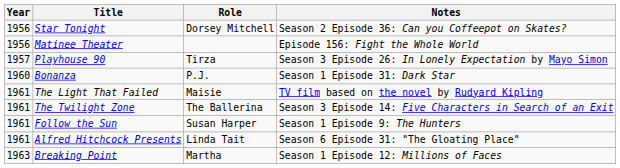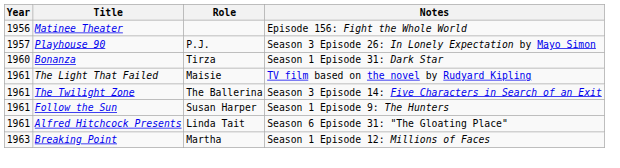- row: (70, 28)
(201, 60) Tirza -> (198, 44) P.J.
(198, 76) P.J. -> (201, 60) Tirza
